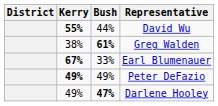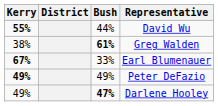columns swapped: (31, 12) <-> (74, 12)
